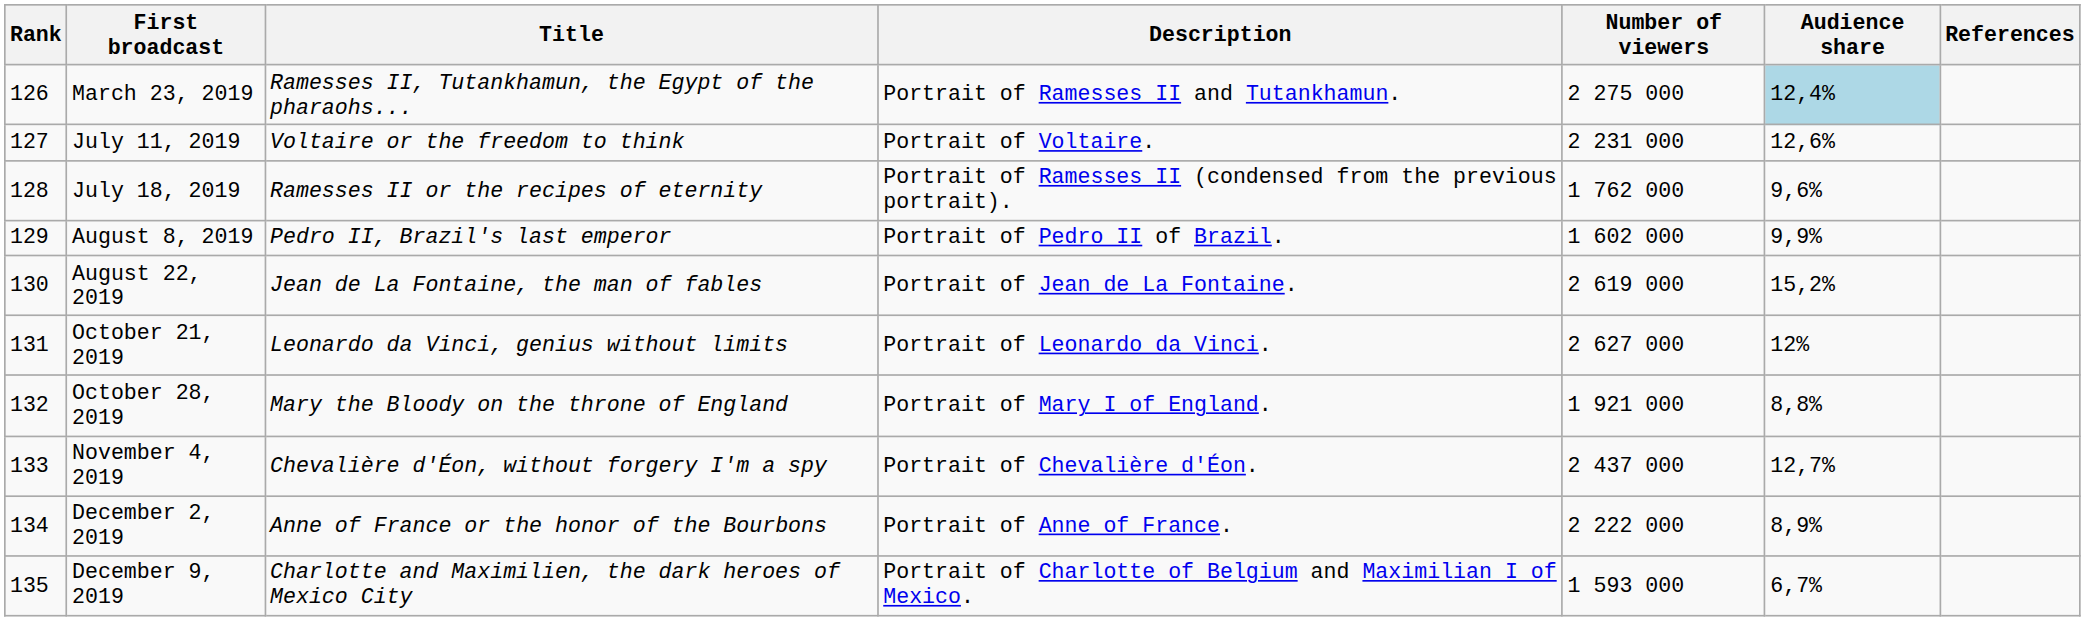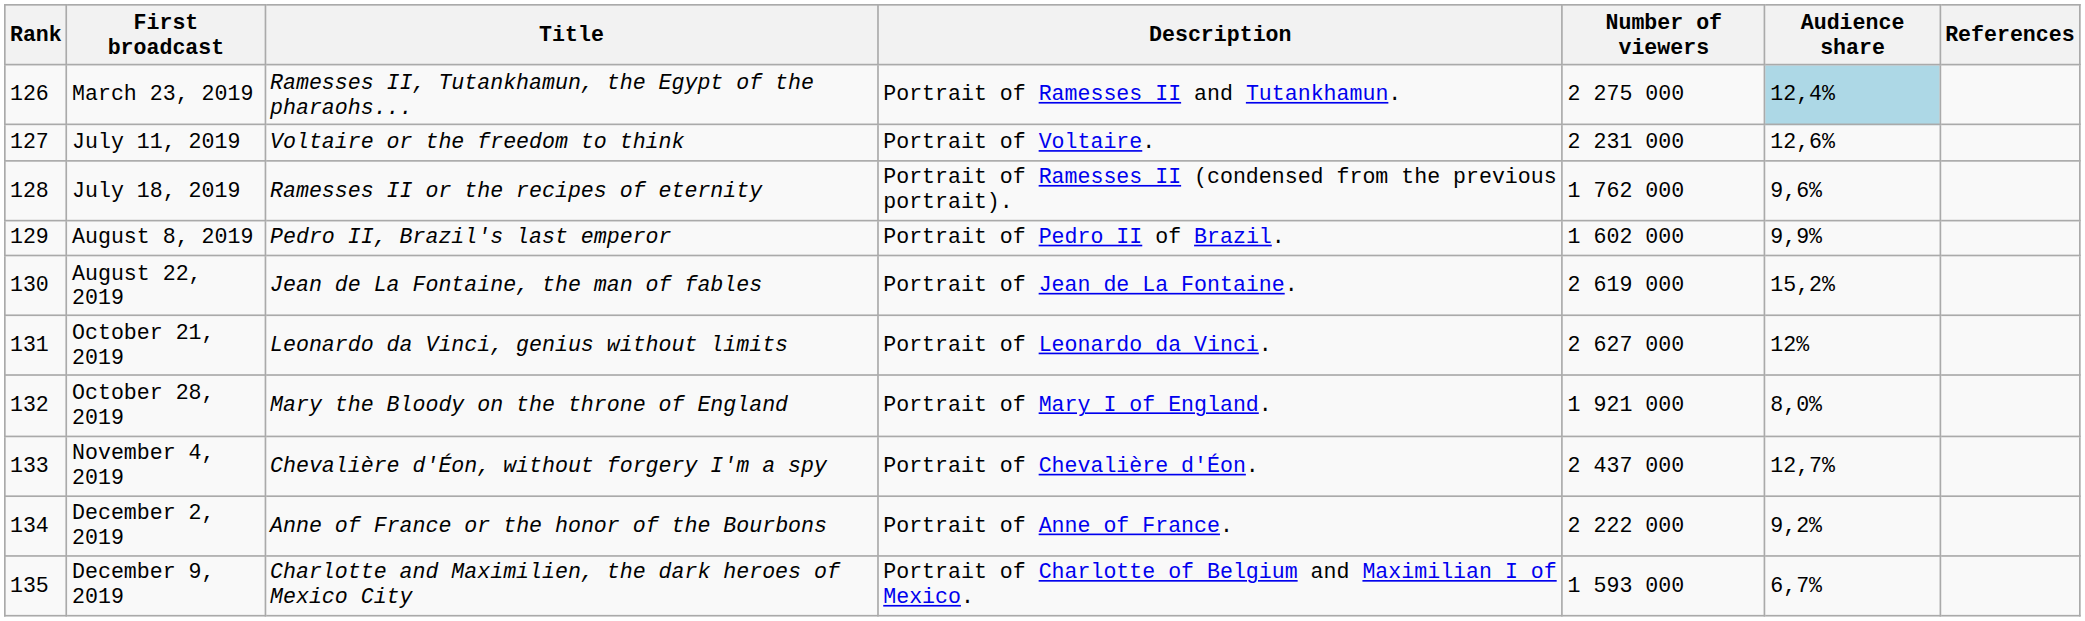(1796, 406) 8,8% -> (1796, 406) 8,0%
(1796, 526) 8,9% -> (1796, 526) 9,2%
